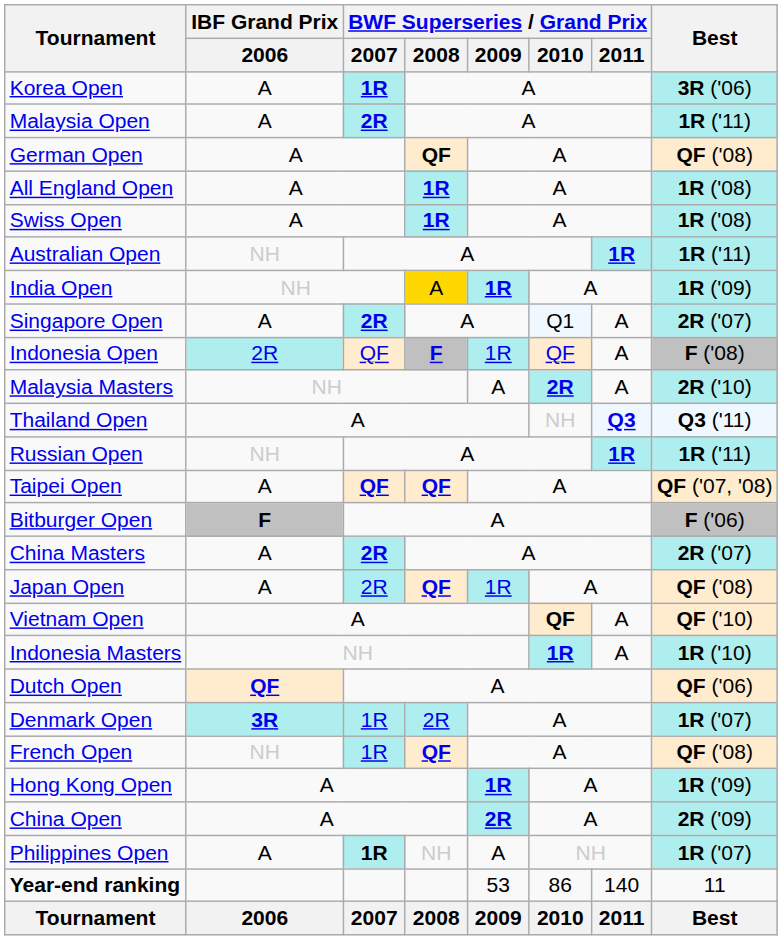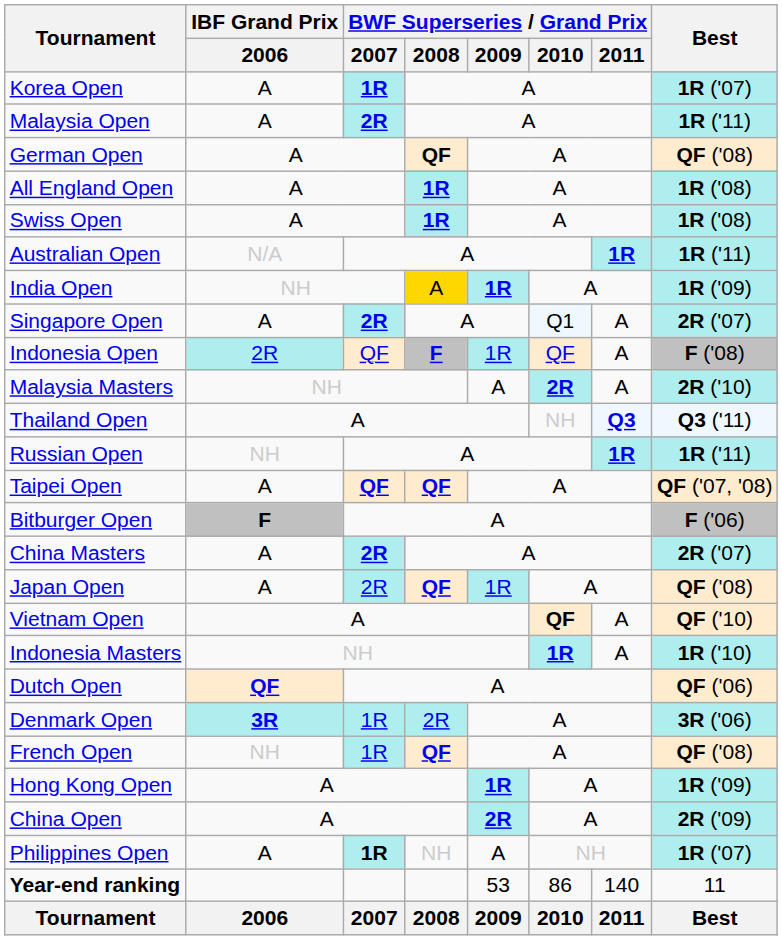(715, 88) 3R ('06) -> (715, 88) 1R ('07)
(265, 254) NH -> (265, 254) N/A
(715, 719) 1R ('07) -> (715, 719) 3R ('06)
